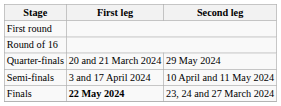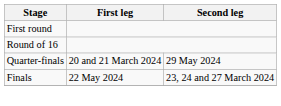- row: (30, 77)
(97, 93) bold -> (96, 77) normal
